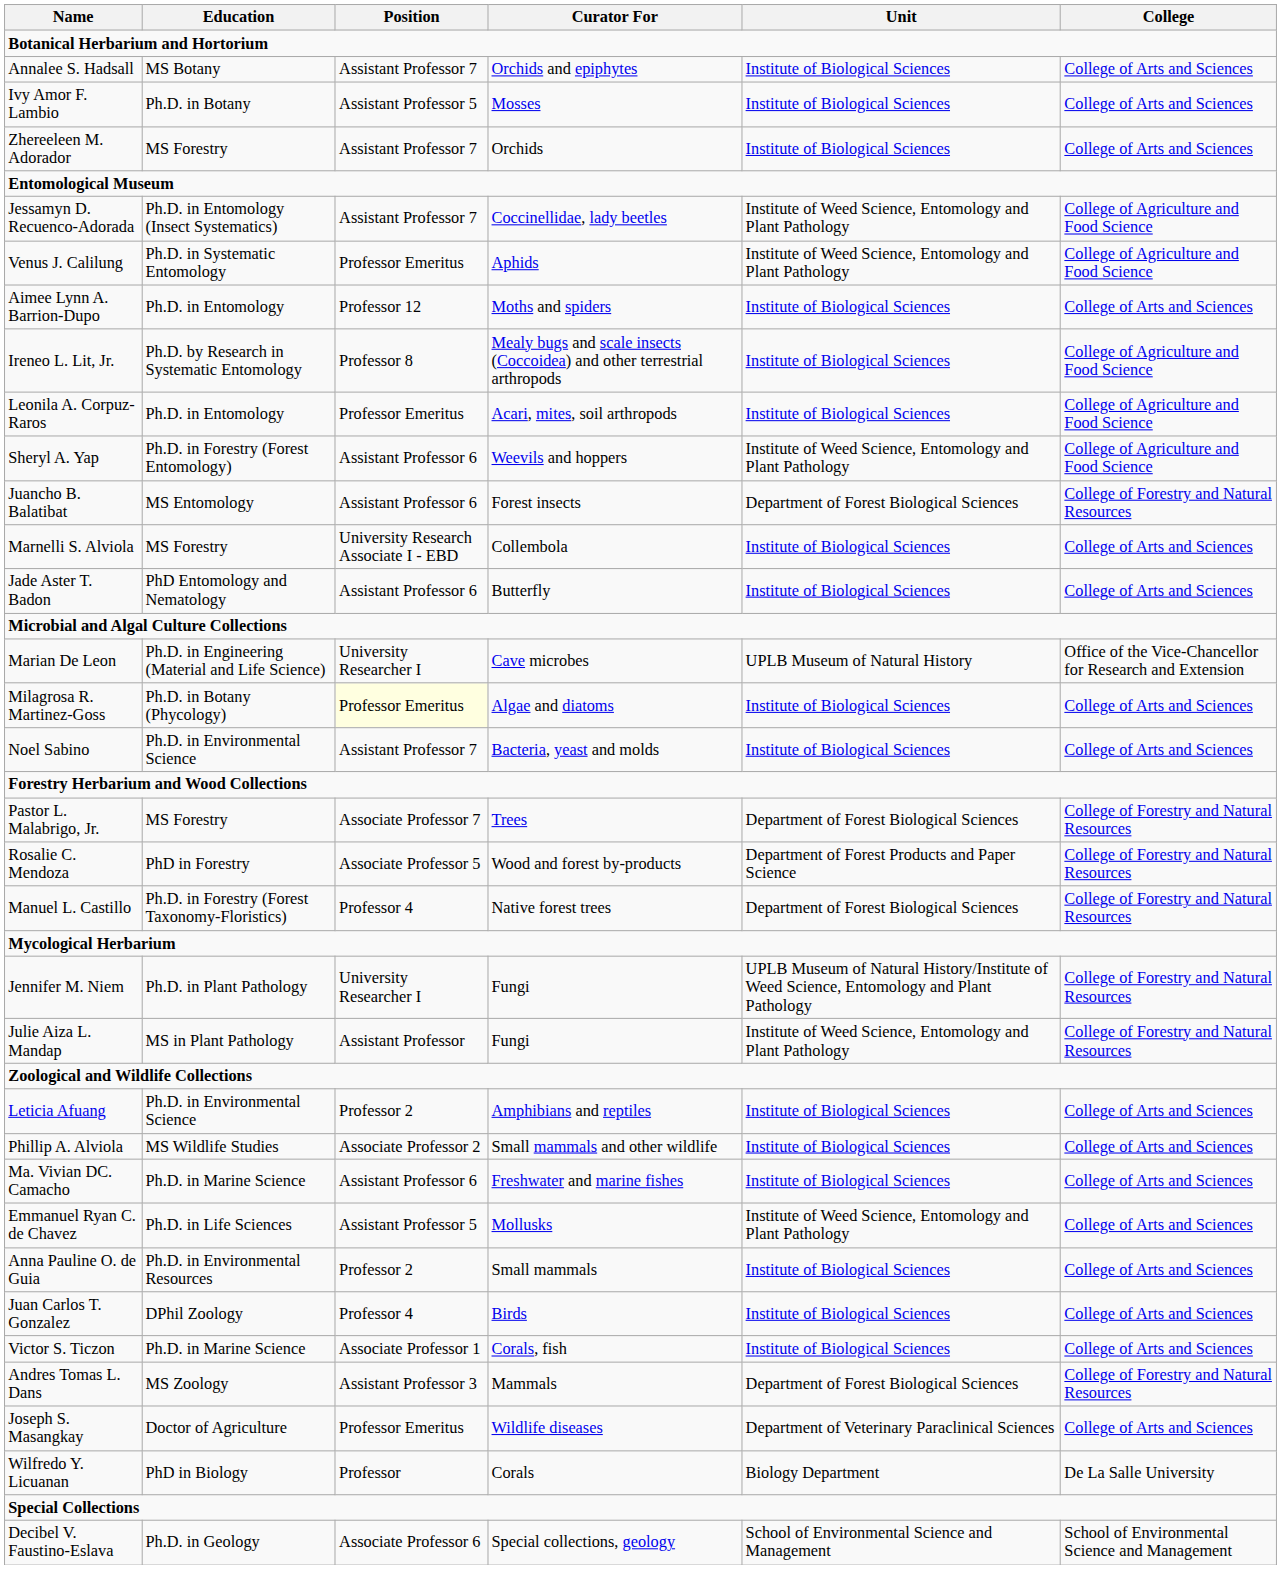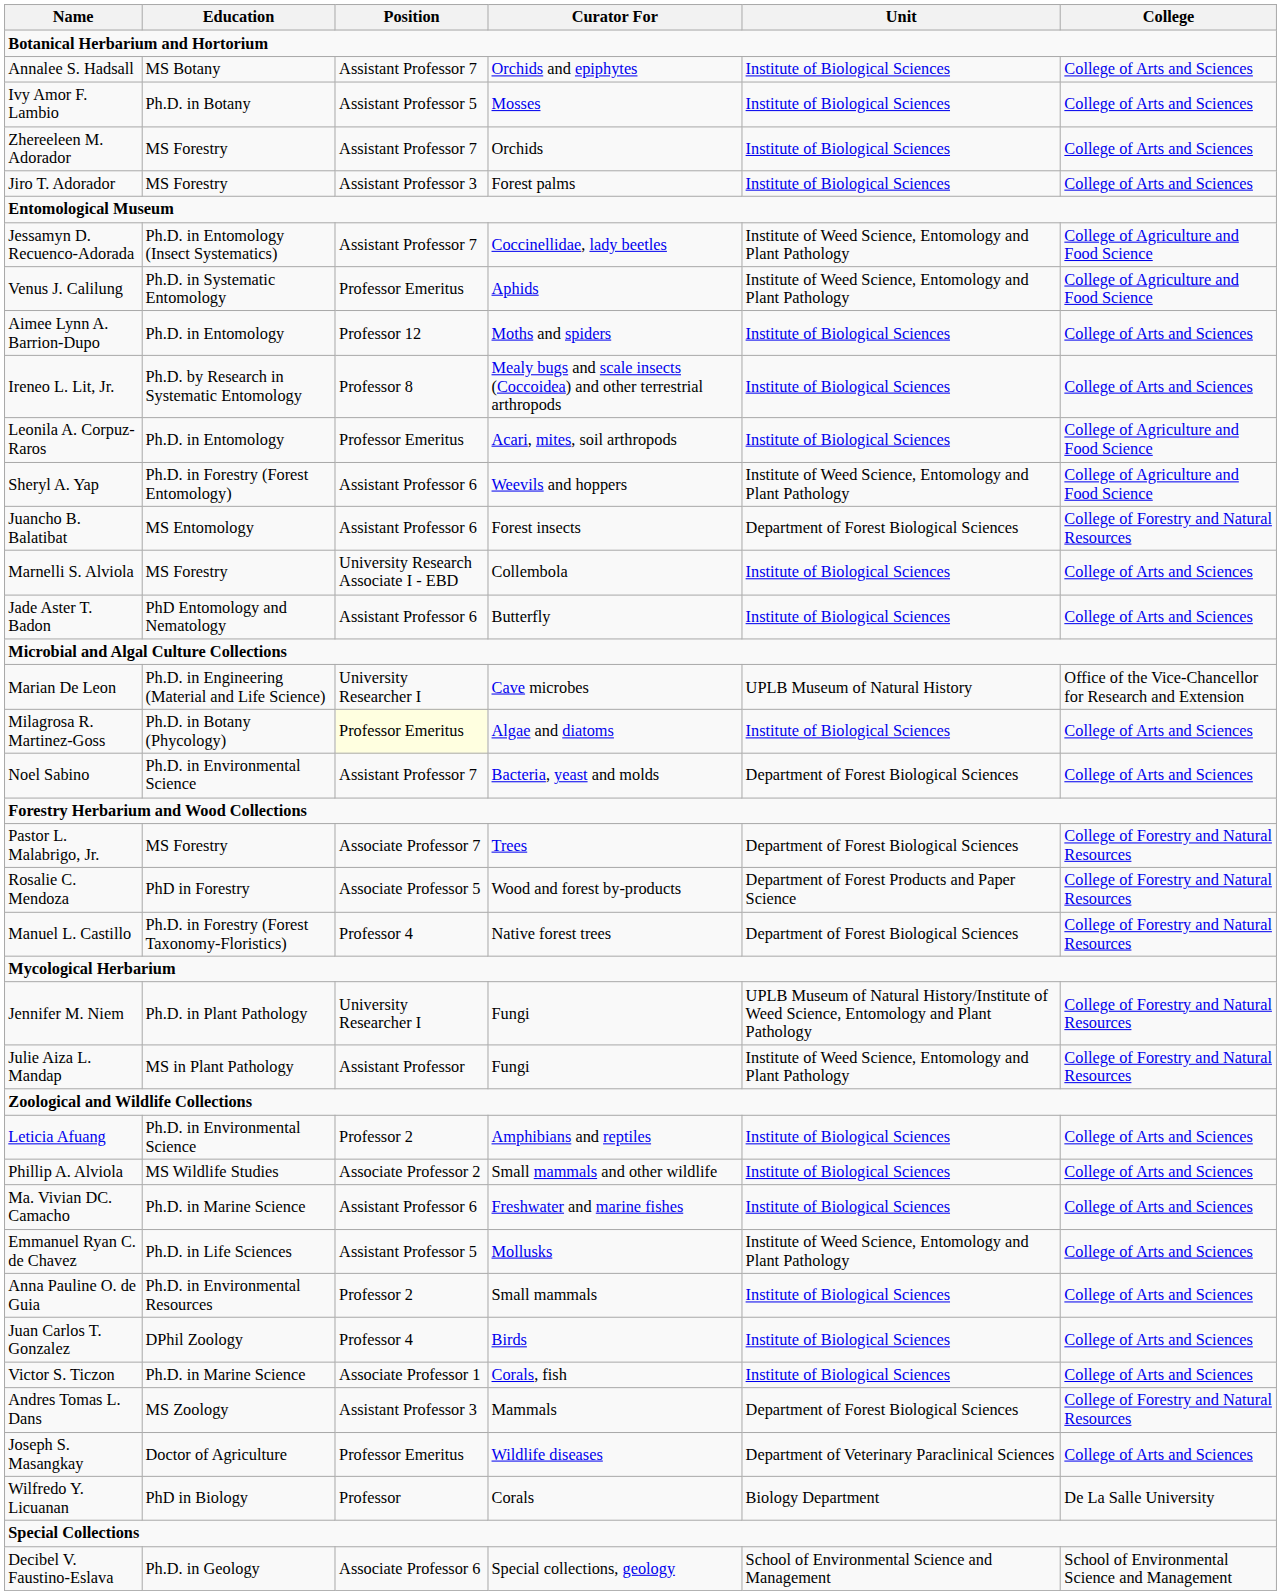+ row: (62, 183)
(1152, 360) College of Agriculture and Food Science -> (1159, 386) College of Arts and Sciences
(848, 749) Institute of Biological Sciences -> (882, 775) Department of Forest Biological Sciences
